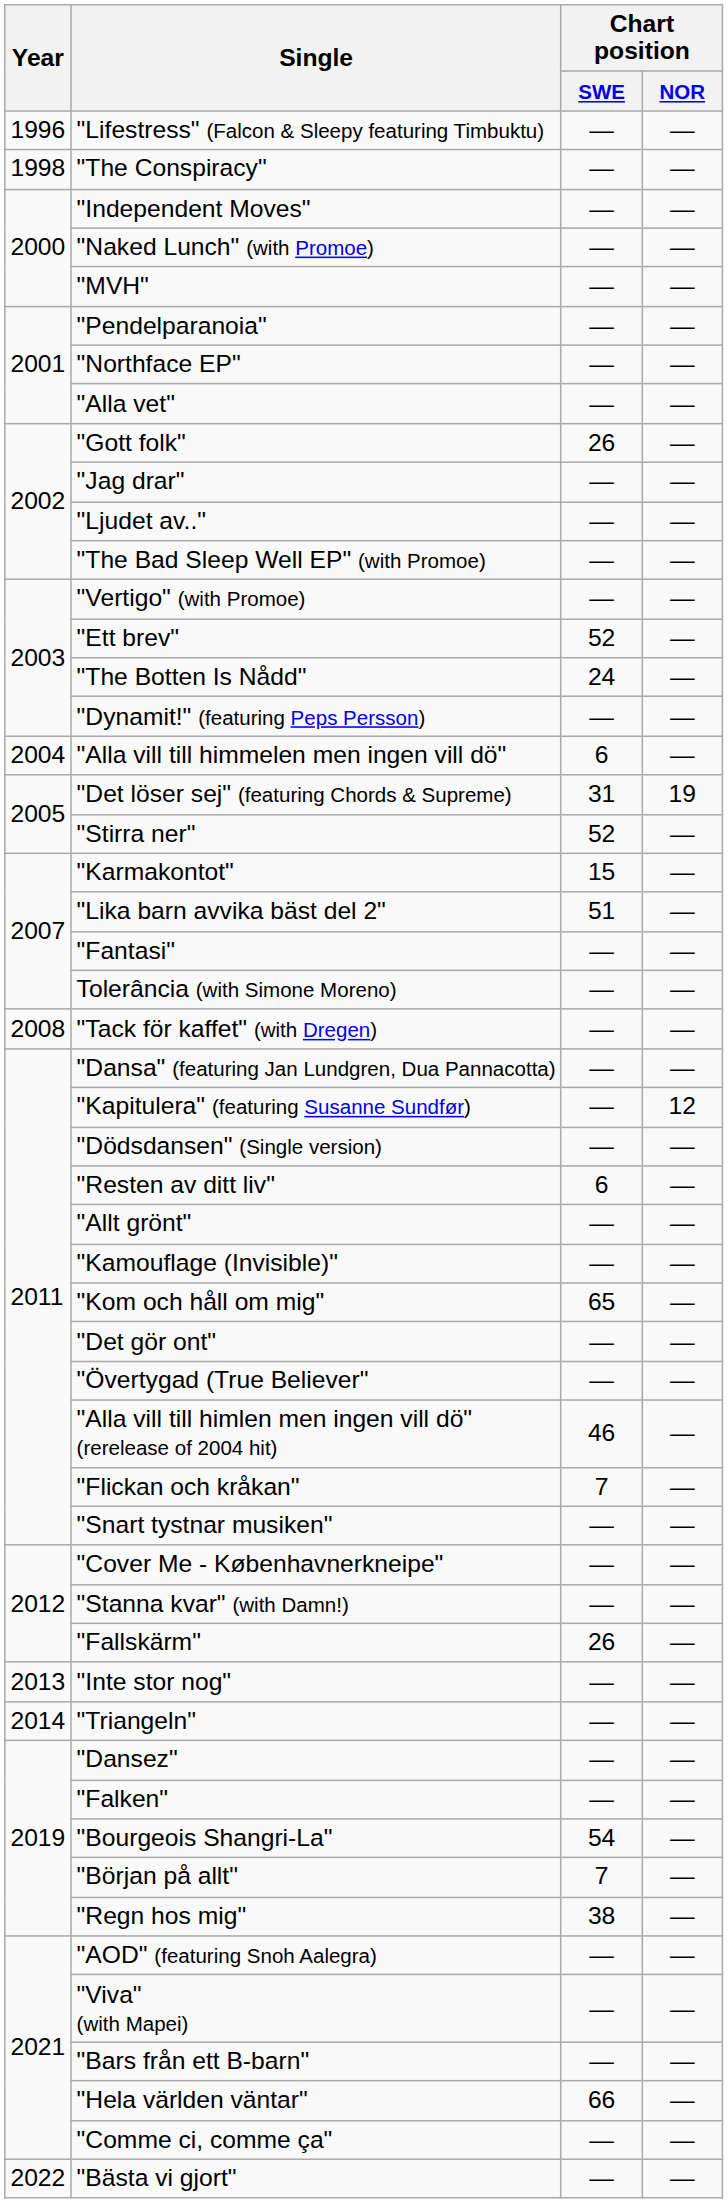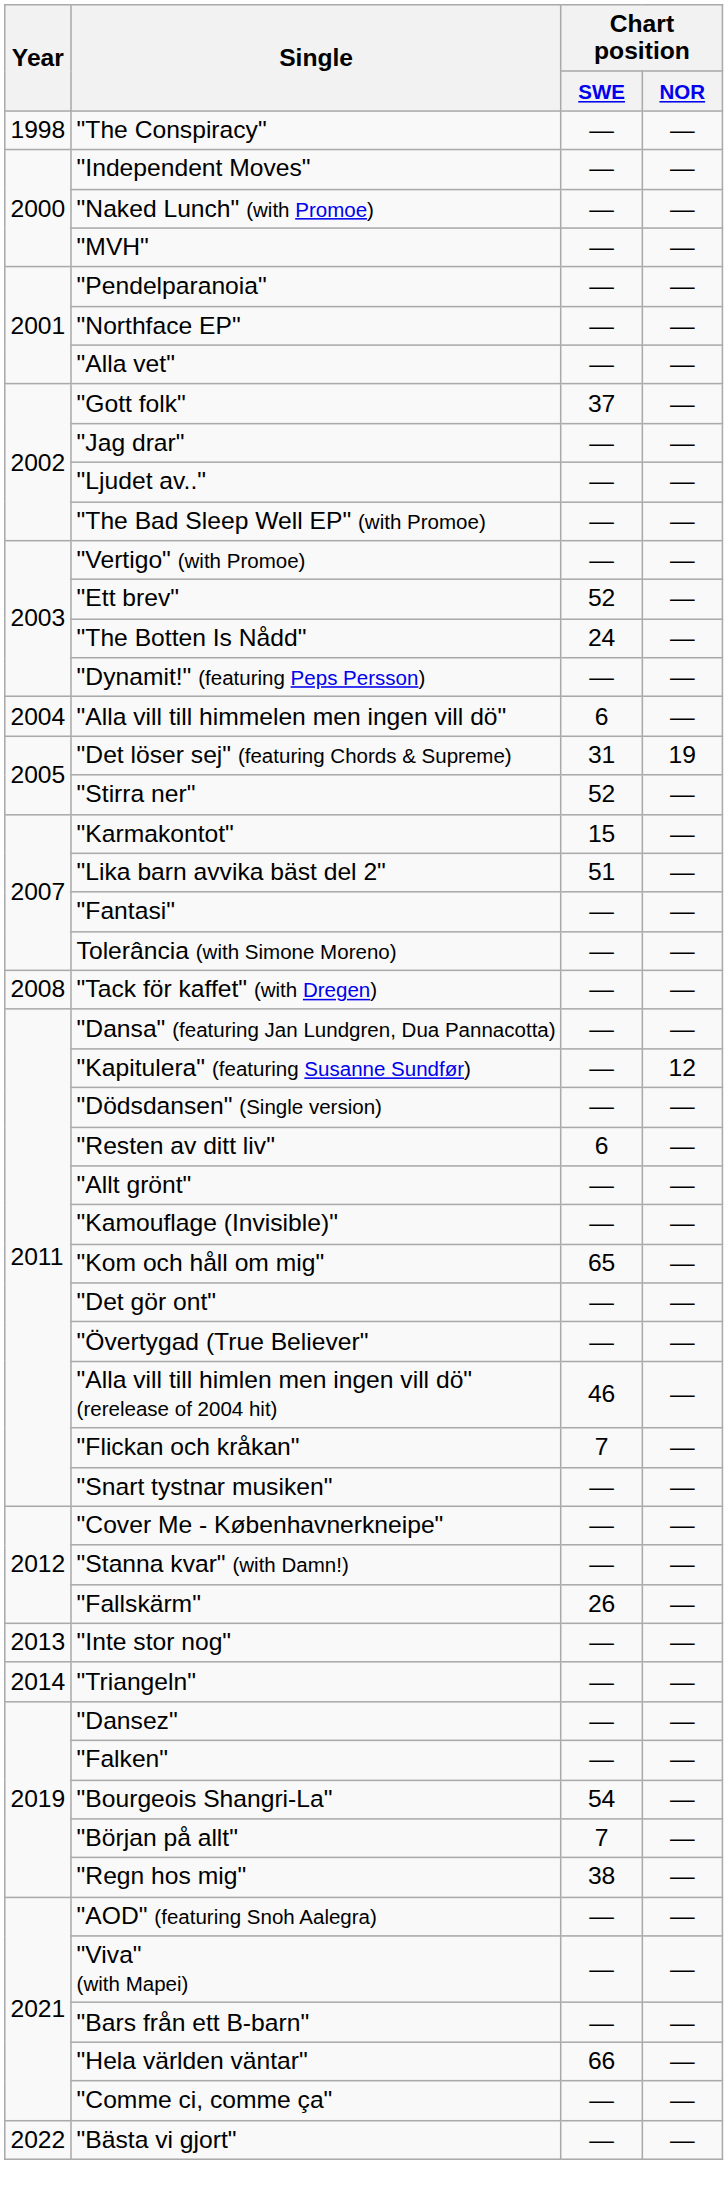- row: (310, 129)
(602, 442) 26 -> (602, 403) 37
